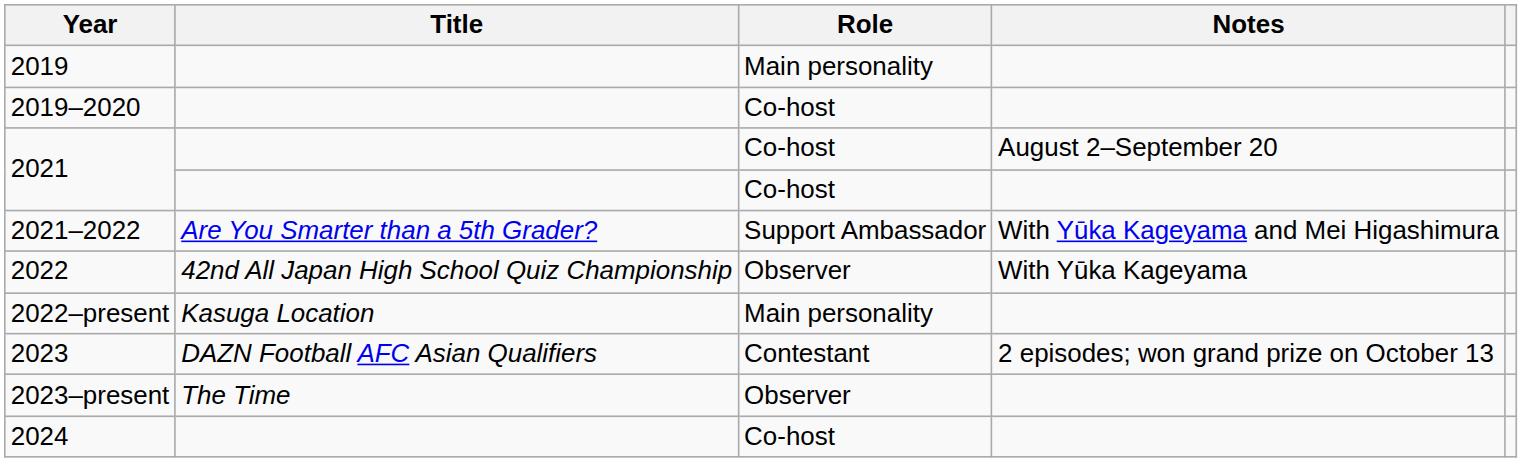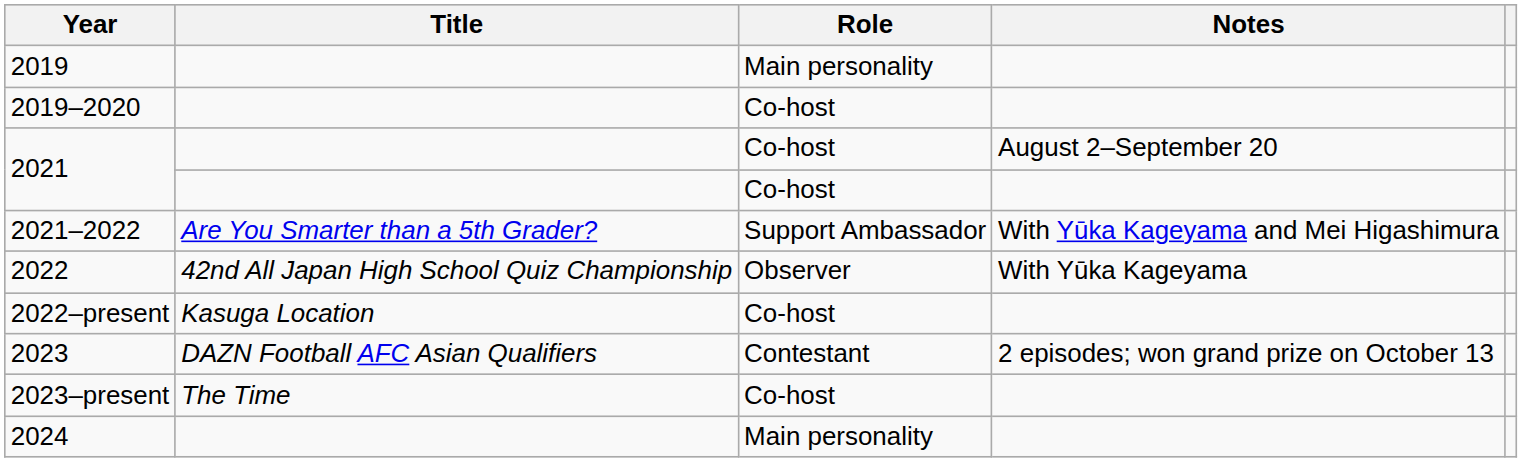(838, 312) Main personality -> (789, 312) Co-host
(797, 395) Observer -> (789, 395) Co-host
(789, 436) Co-host -> (838, 436) Main personality
